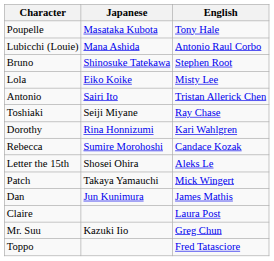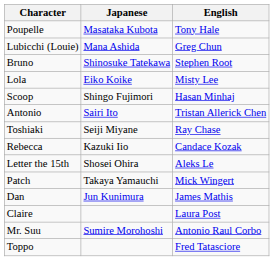(218, 46) Antonio Raul Corbo -> (198, 46) Greg Chun
+ row: (20, 96)
- row: (24, 130)
(123, 146) Sumire Morohoshi -> (106, 146) Kazuki Iio
(106, 230) Kazuki Iio -> (123, 230) Sumire Morohoshi
(198, 230) Greg Chun -> (218, 230) Antonio Raul Corbo
